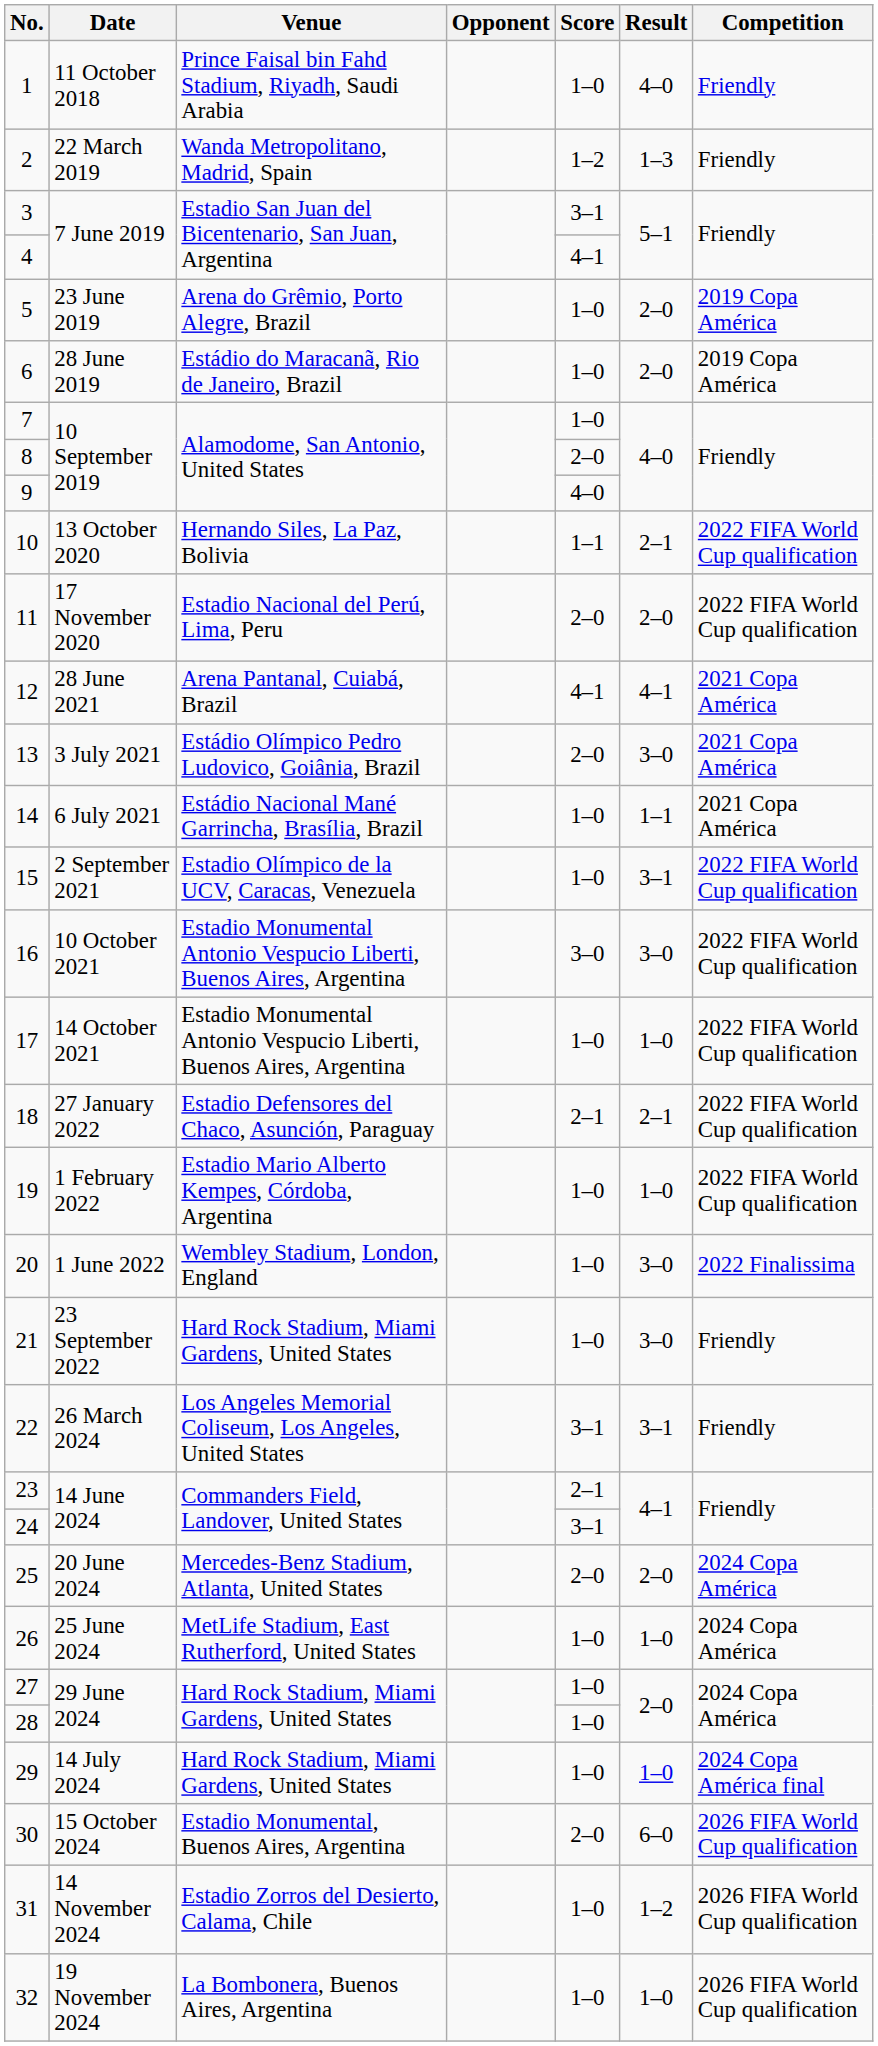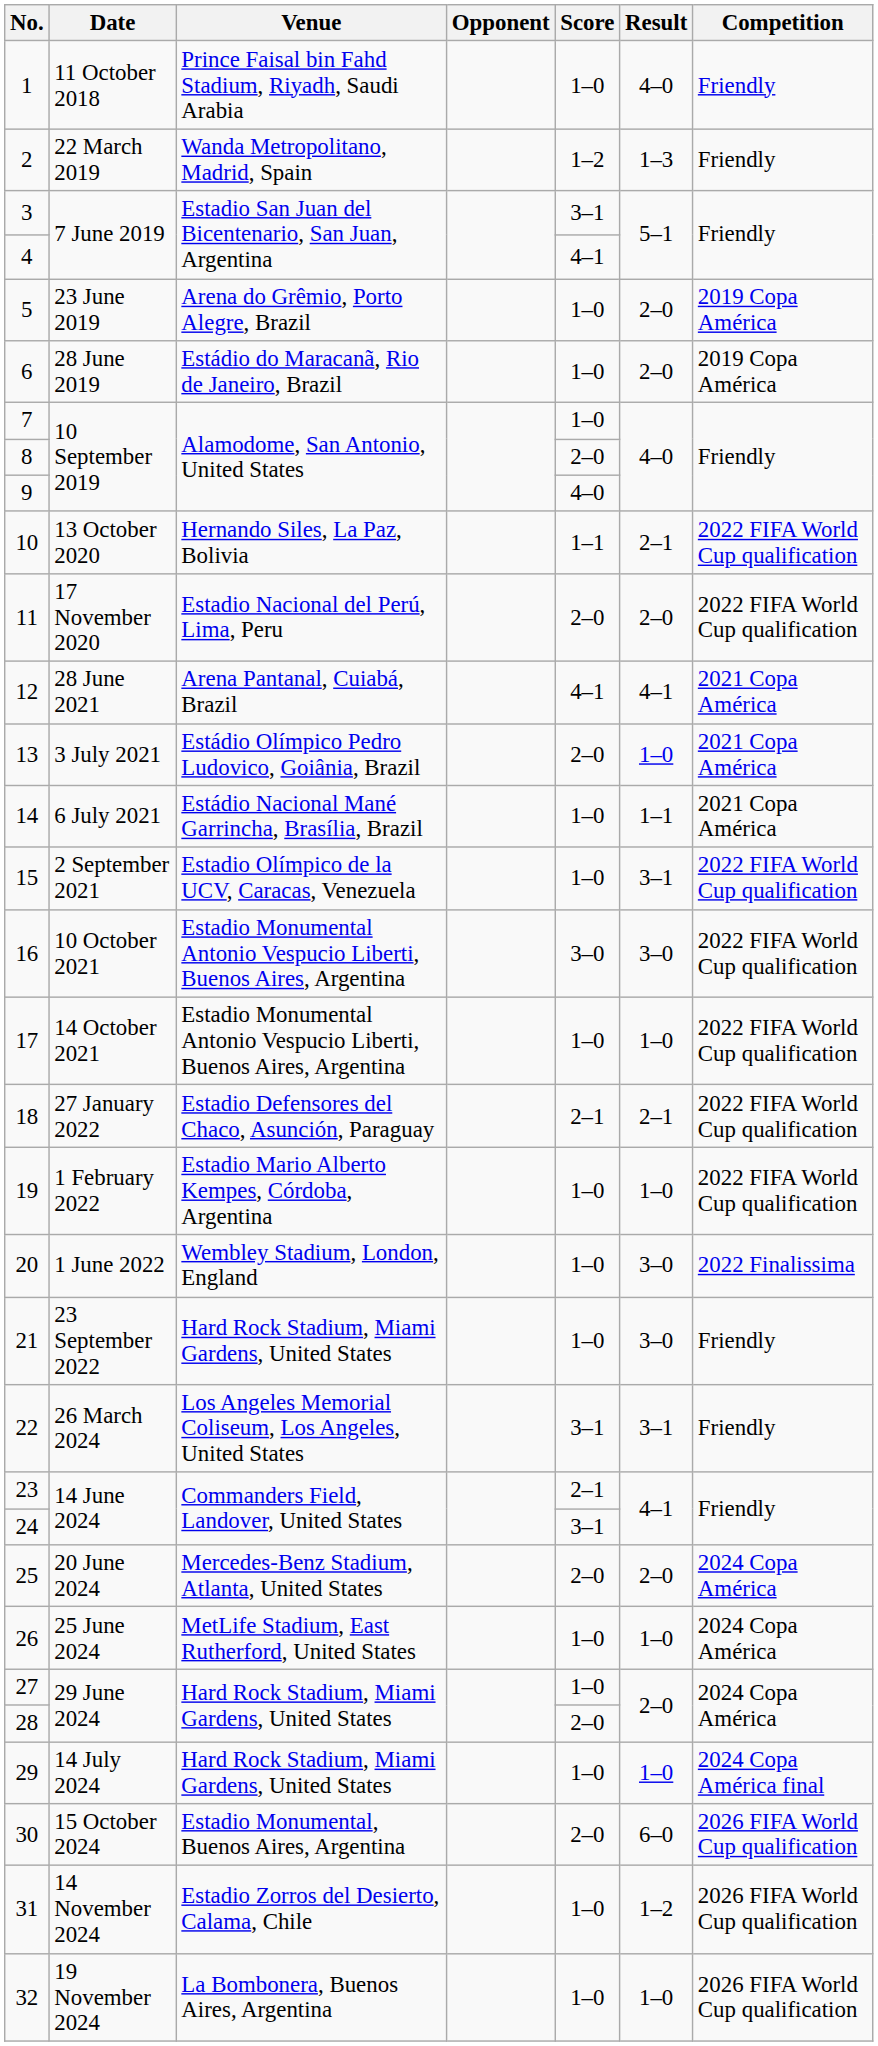(656, 754) 3–0 -> (656, 754) 1–0
(587, 1723) 1–0 -> (587, 1723) 2–0
